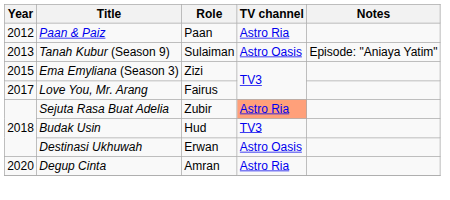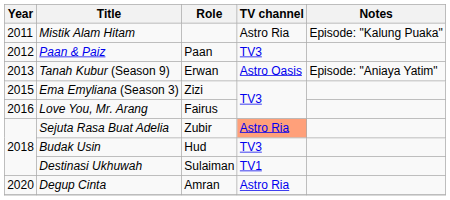+ row: (87, 33)
(265, 33) Astro Ria -> (251, 52) TV3
(209, 52) Sulaiman -> (201, 71) Erwan
(20, 90) 2017 -> (20, 109) 2016
(201, 147) Erwan -> (209, 166) Sulaiman
(271, 147) Astro Oasis -> (251, 166) TV1
